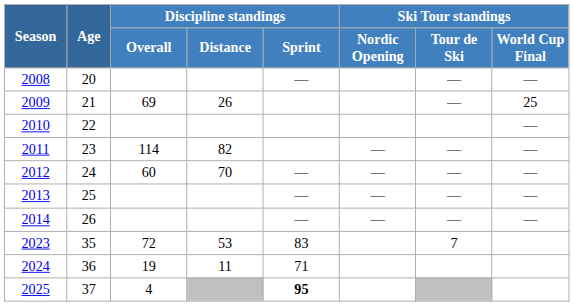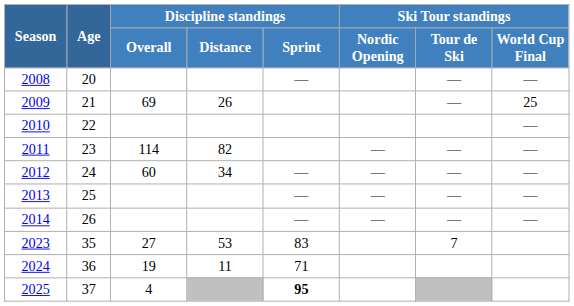(225, 172) 70 -> (225, 172) 34
(149, 242) 72 -> (149, 242) 27
